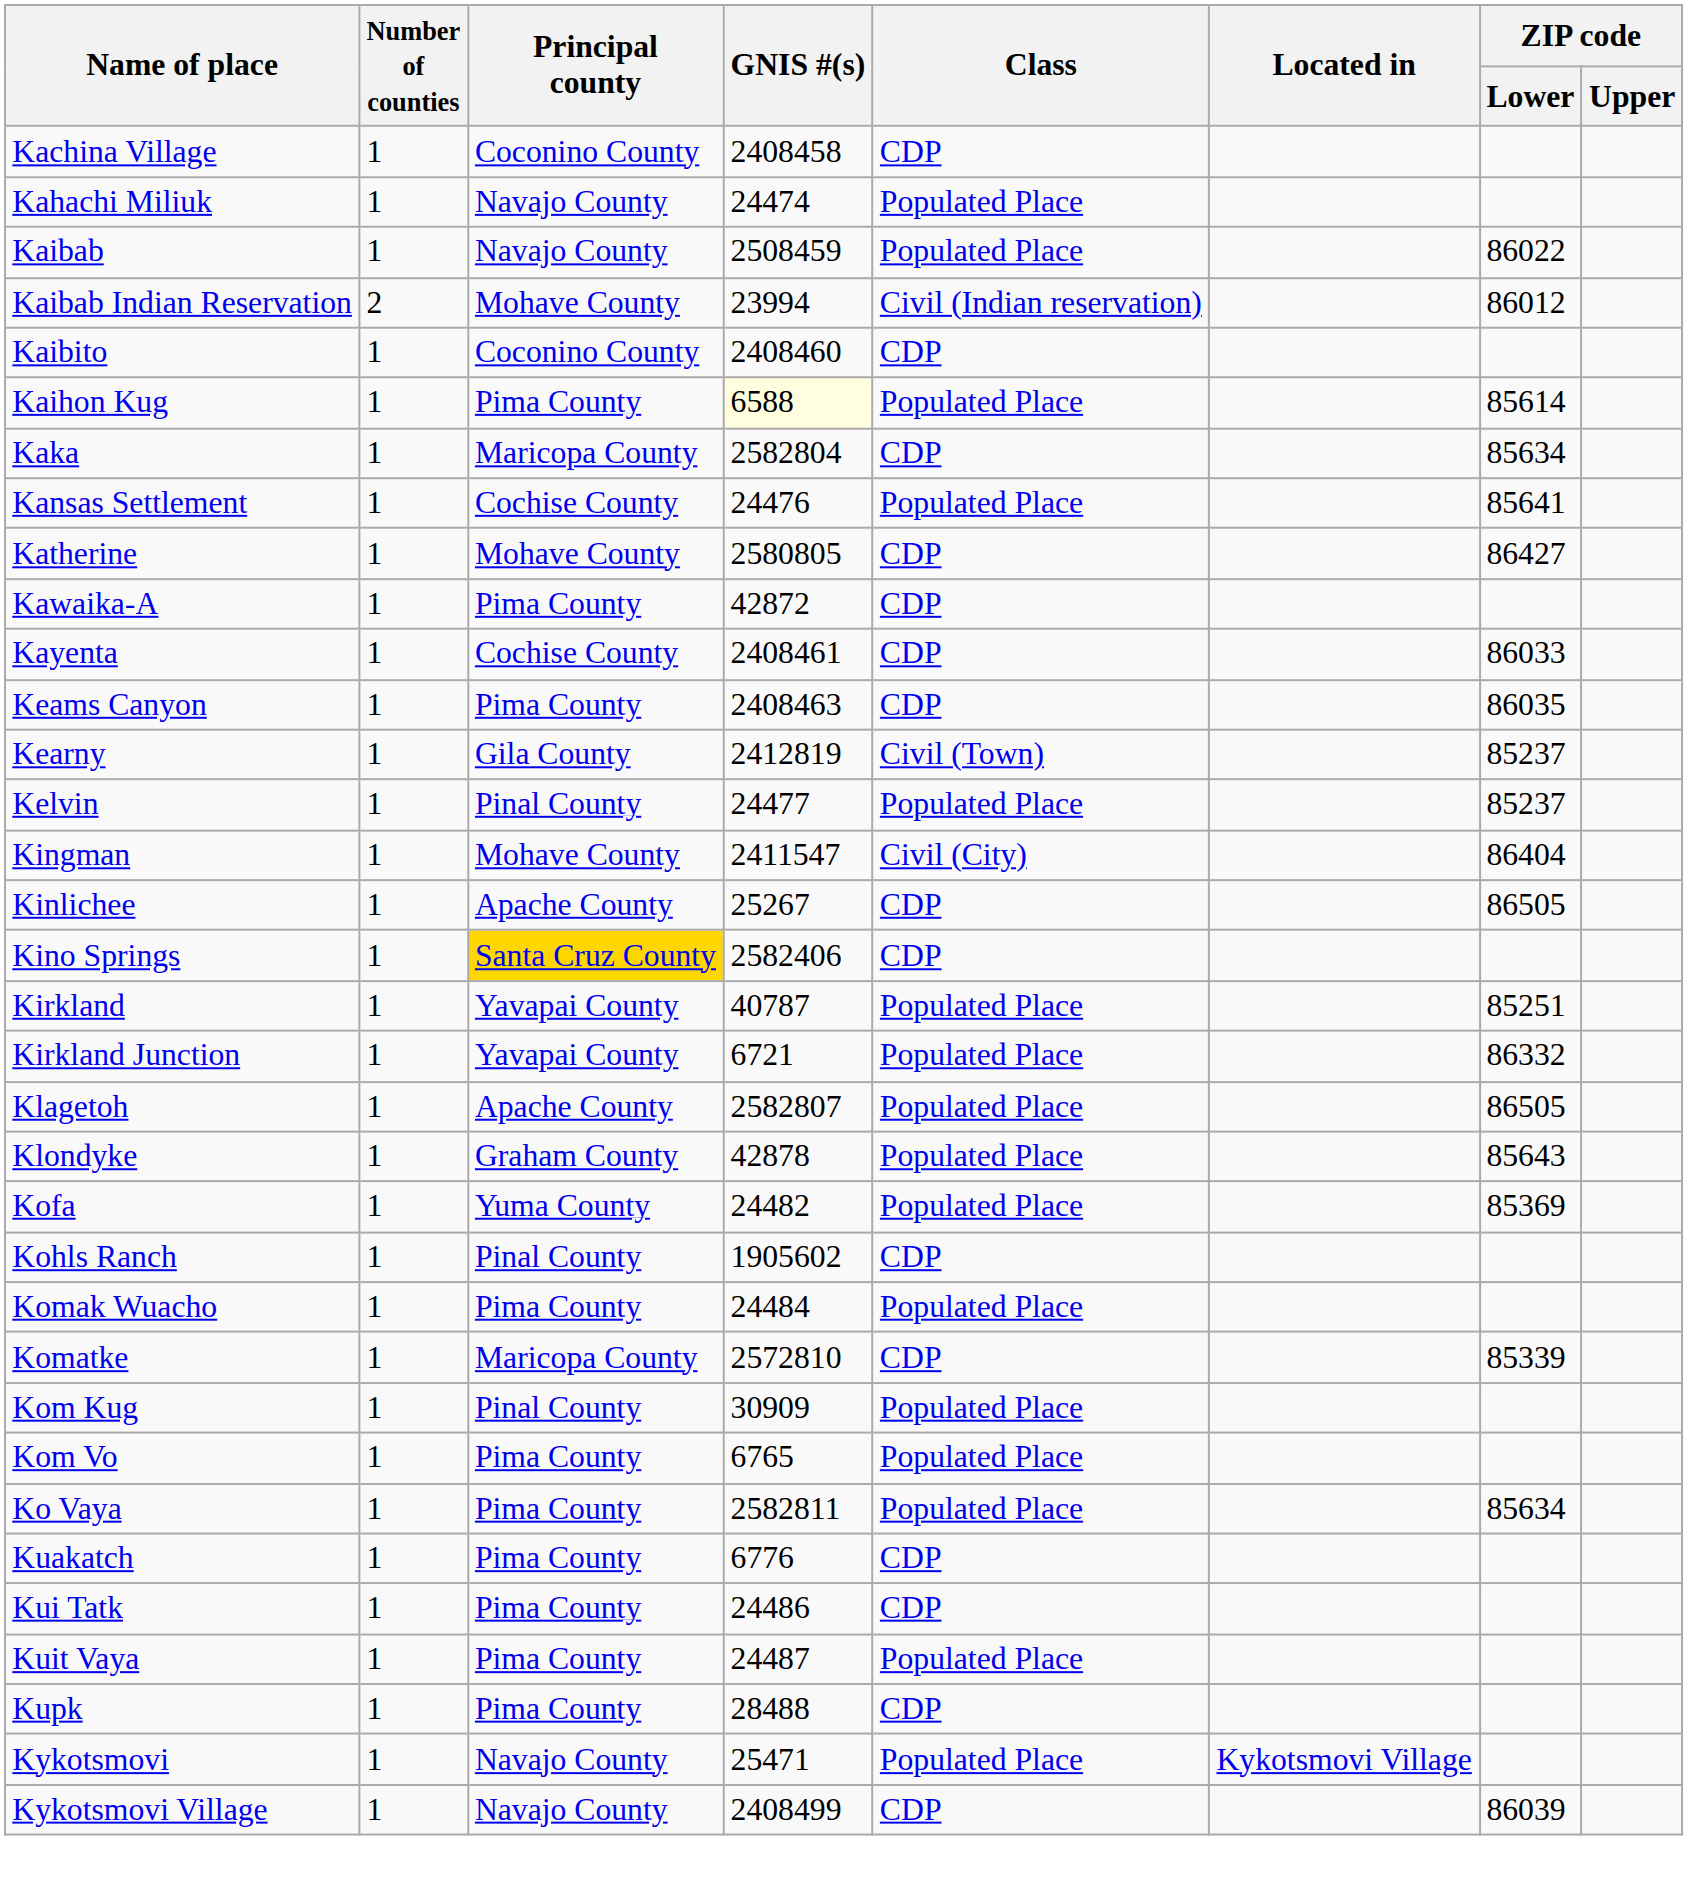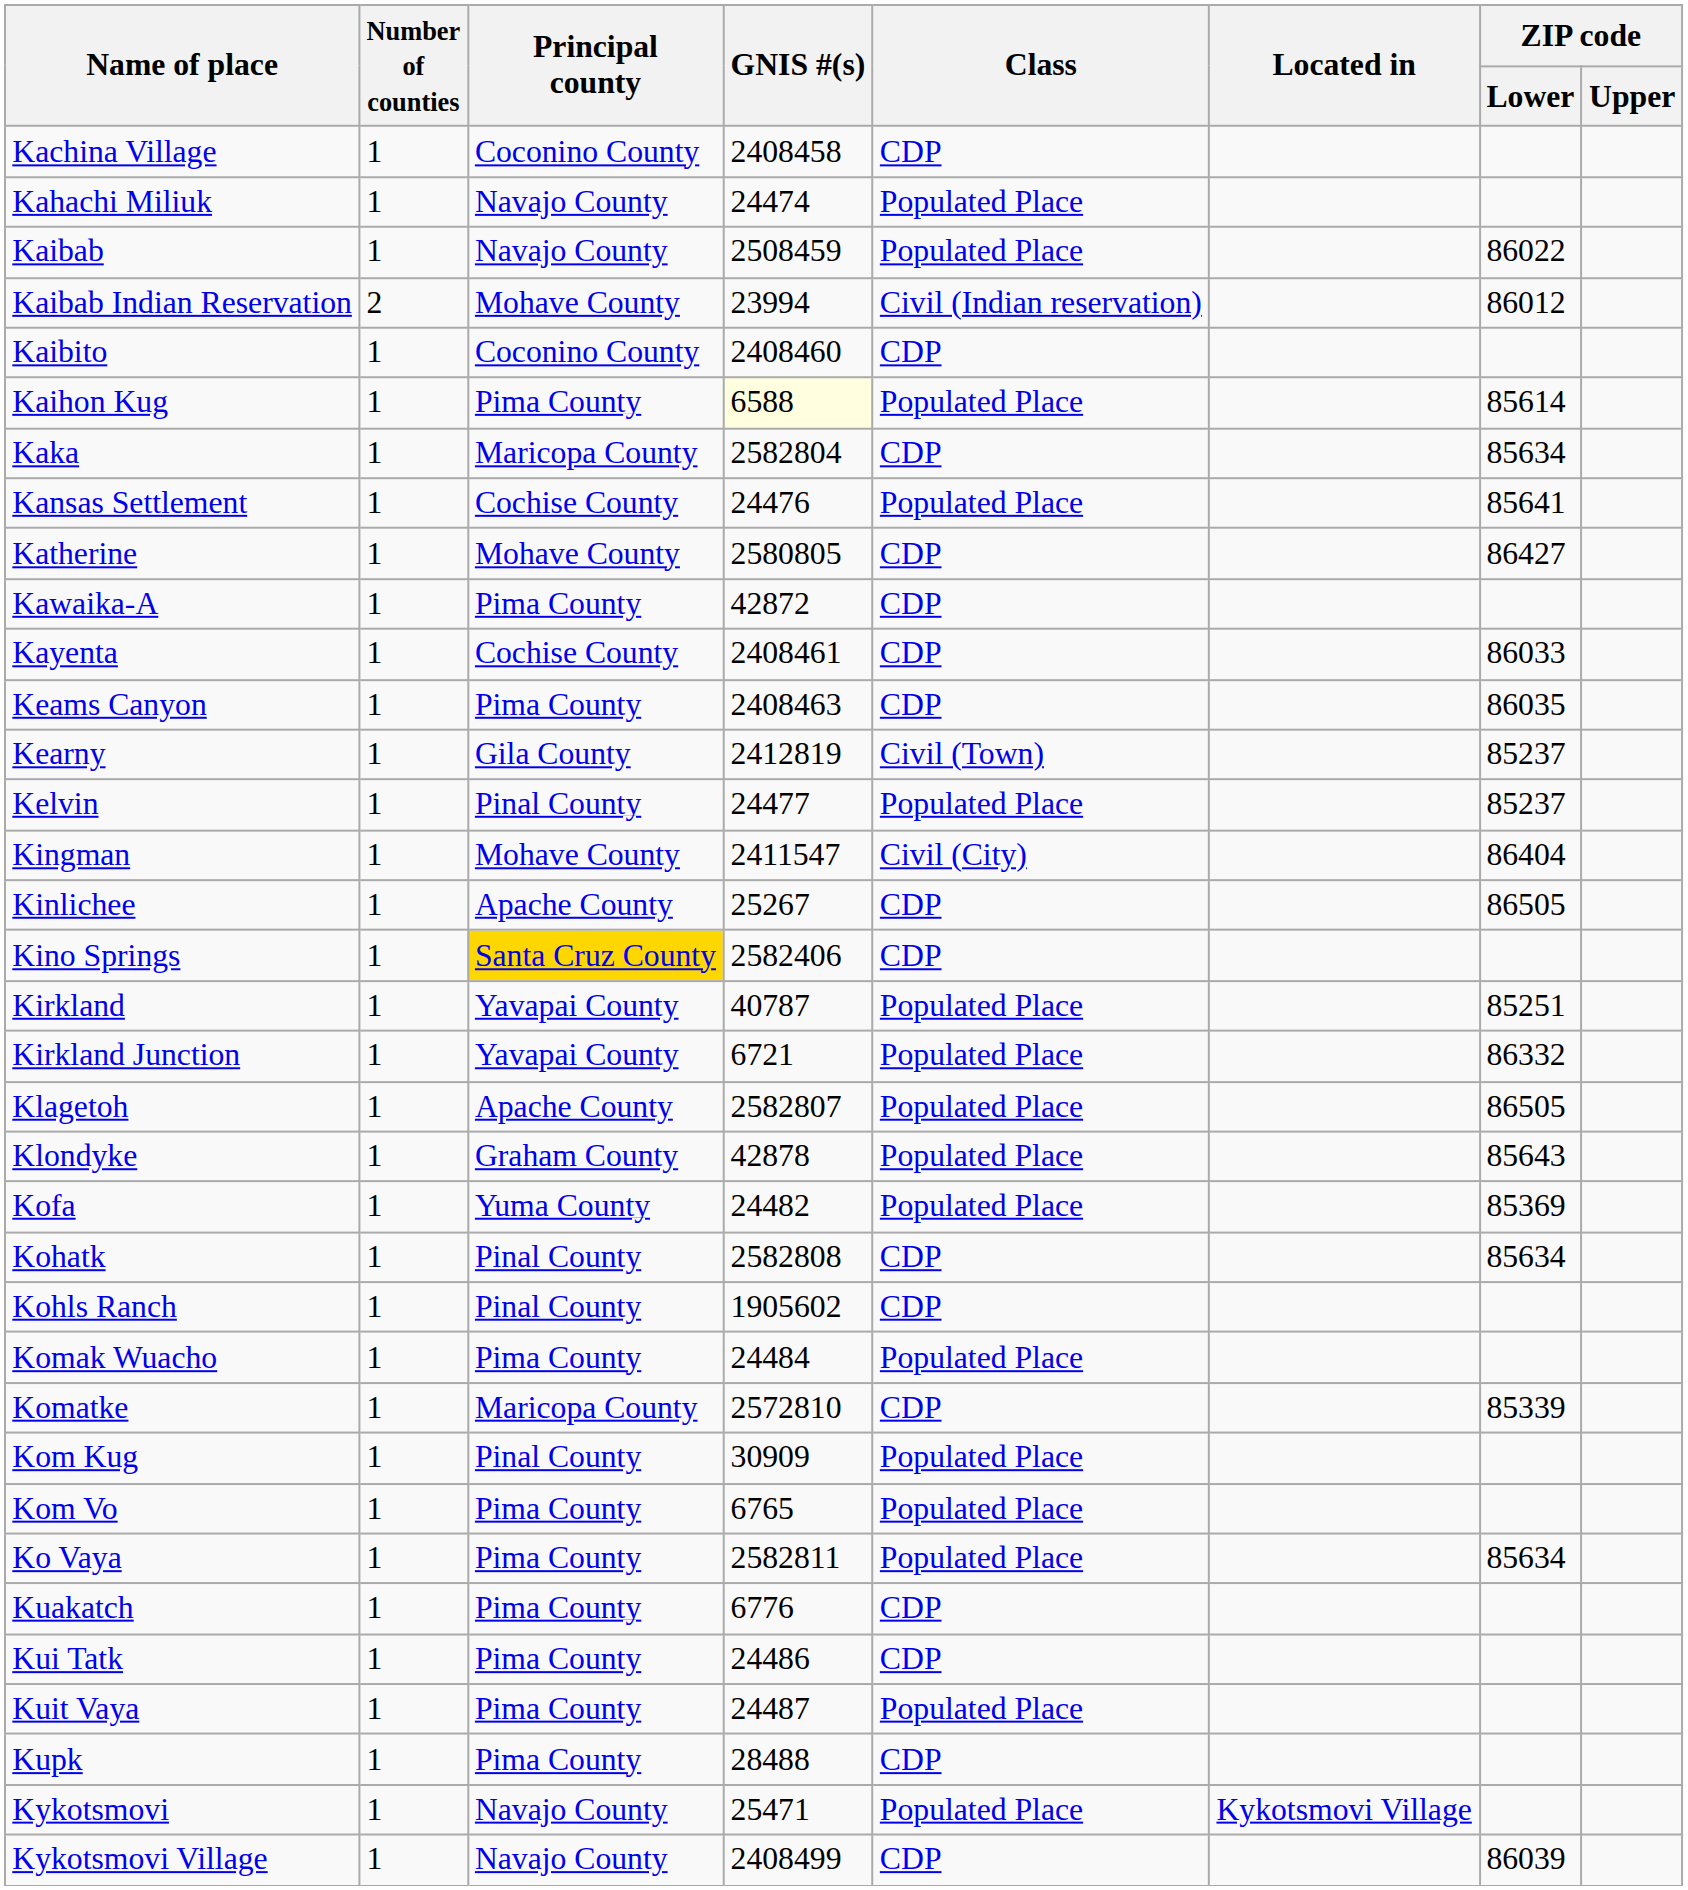+ row: (59, 1256)
